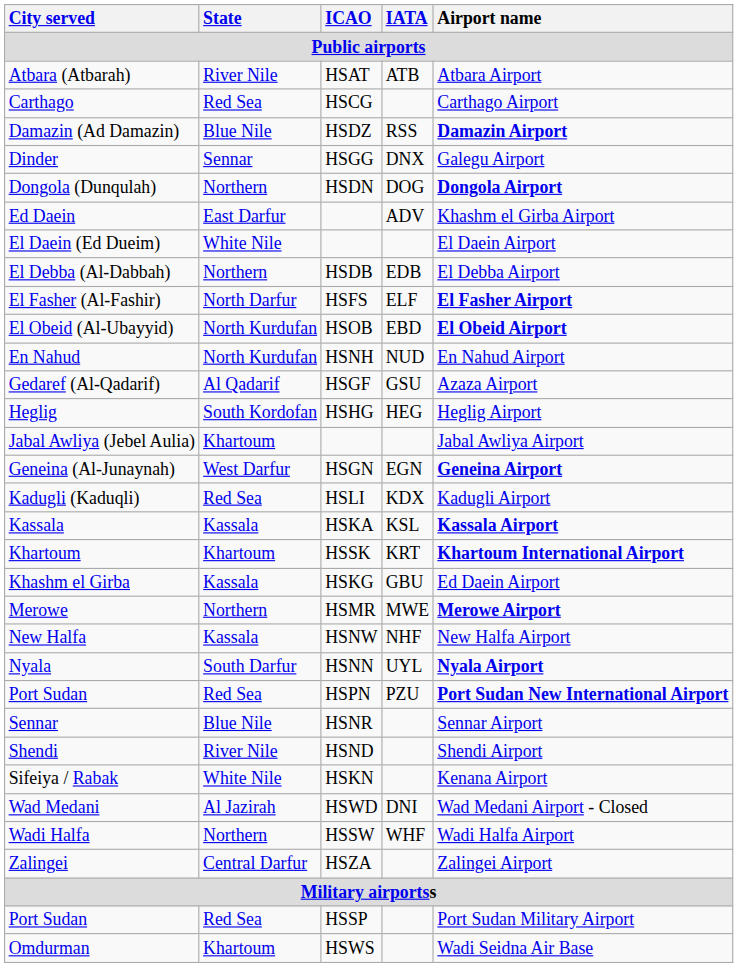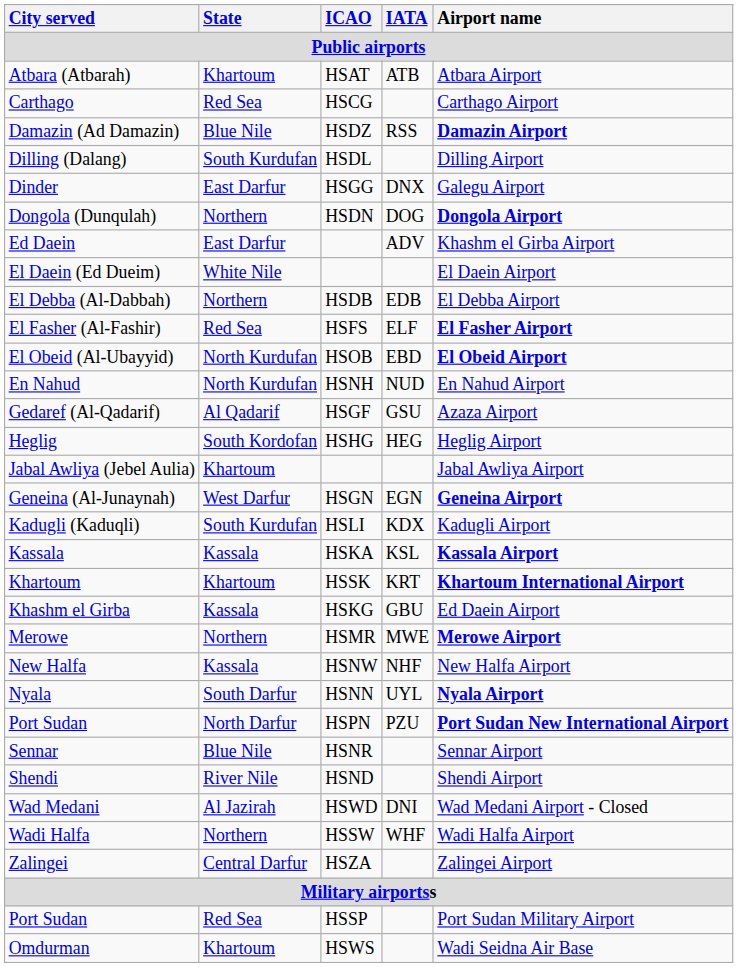(240, 74) River Nile -> (239, 74) Khartoum
+ row: (68, 159)
(228, 159) Sennar -> (244, 187) East Darfur
(250, 300) North Darfur -> (232, 328) Red Sea
(232, 497) Red Sea -> (260, 525) South Kurdufan
(232, 694) Red Sea -> (250, 722) North Darfur
- row: (63, 779)
